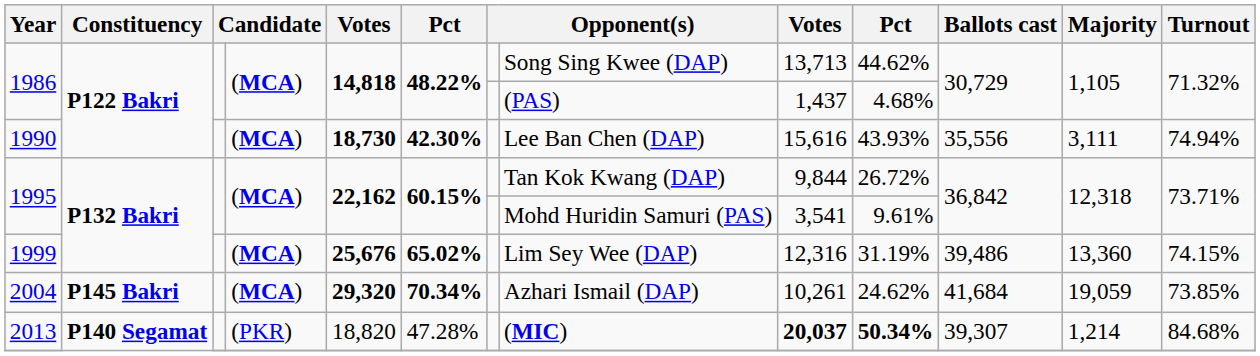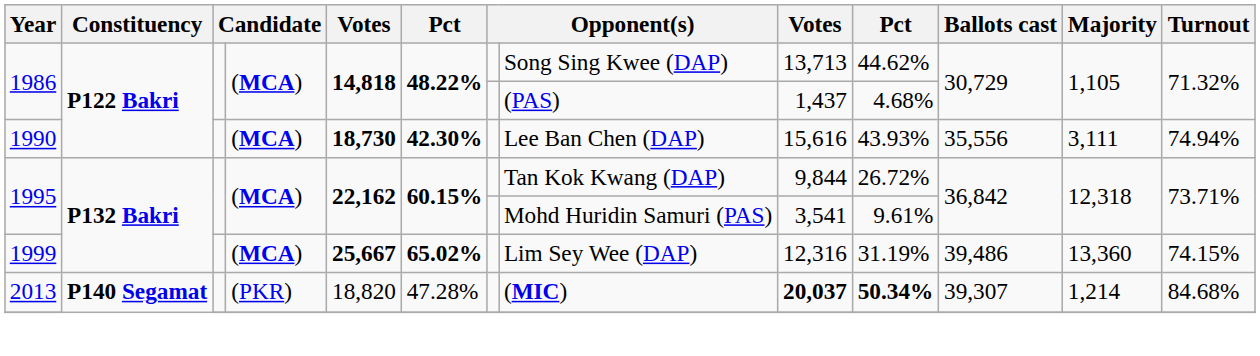(364, 253) 25,676 -> (364, 253) 25,667
- row: (33, 292)
